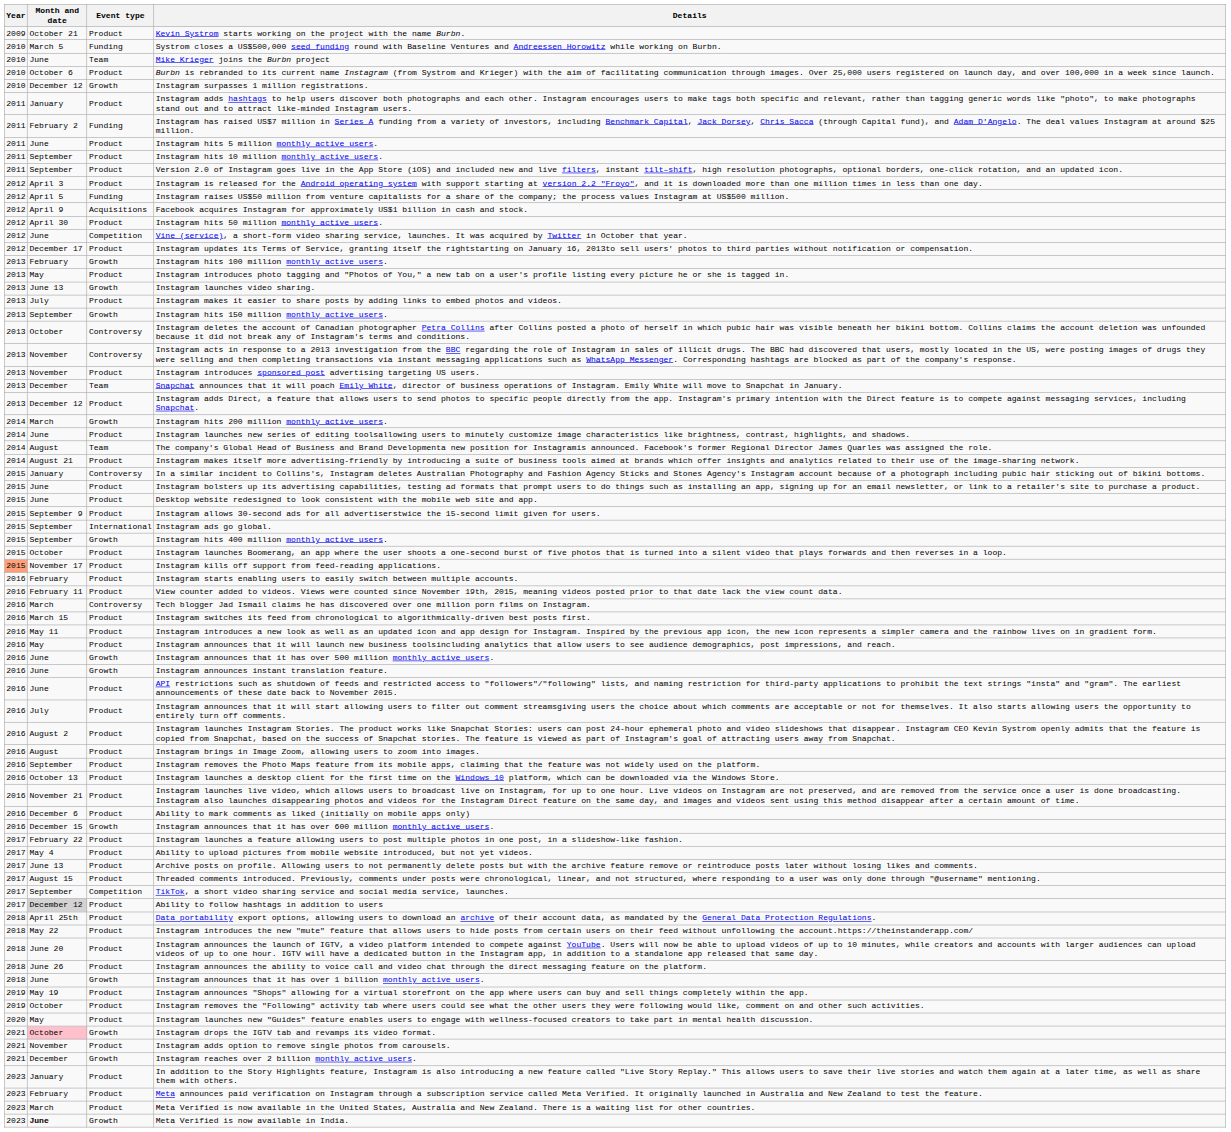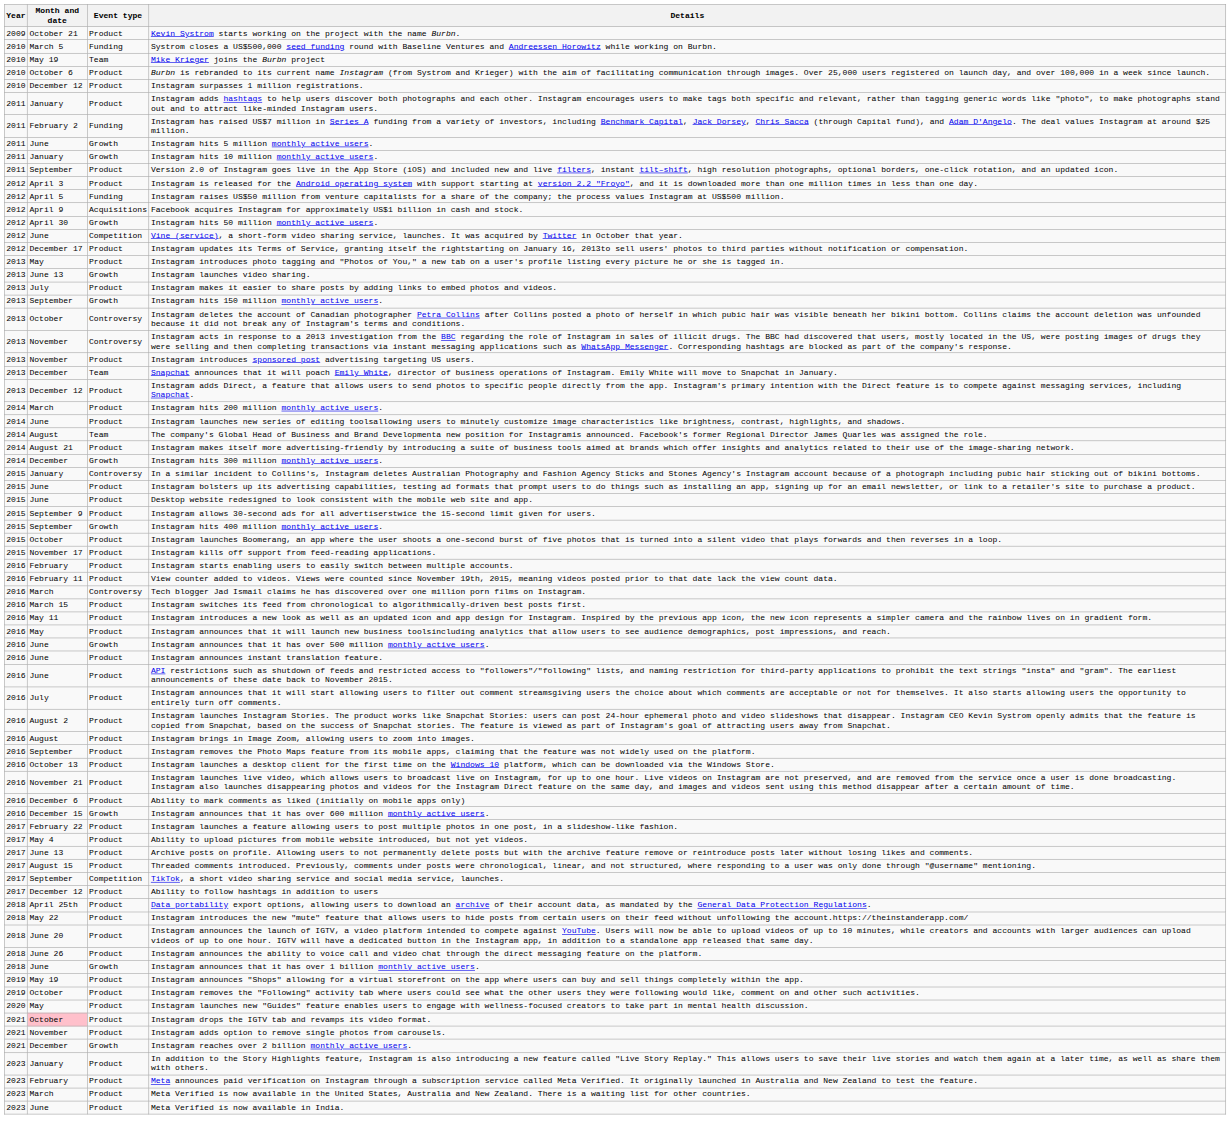(39, 60) June -> (44, 60) May 19
(103, 86) Growth -> (106, 86) Product
(106, 144) Product -> (104, 144) Growth
(51, 157) September -> (46, 157) January
(106, 157) Product -> (104, 157) Growth
(106, 223) Product -> (104, 223) Growth
- row: (272, 262)
(103, 421) Growth -> (106, 408) Product
+ row: (267, 461)
- row: (214, 526)
(16, 566) lightsalmon background -> (16, 553) no background
(103, 671) Growth -> (106, 658) Product
(56, 905) lightgrey background -> (56, 892) no background
(103, 1033) Growth -> (106, 1020) Product
(39, 1121) bold -> (39, 1108) normal
(103, 1121) Growth -> (106, 1108) Product
